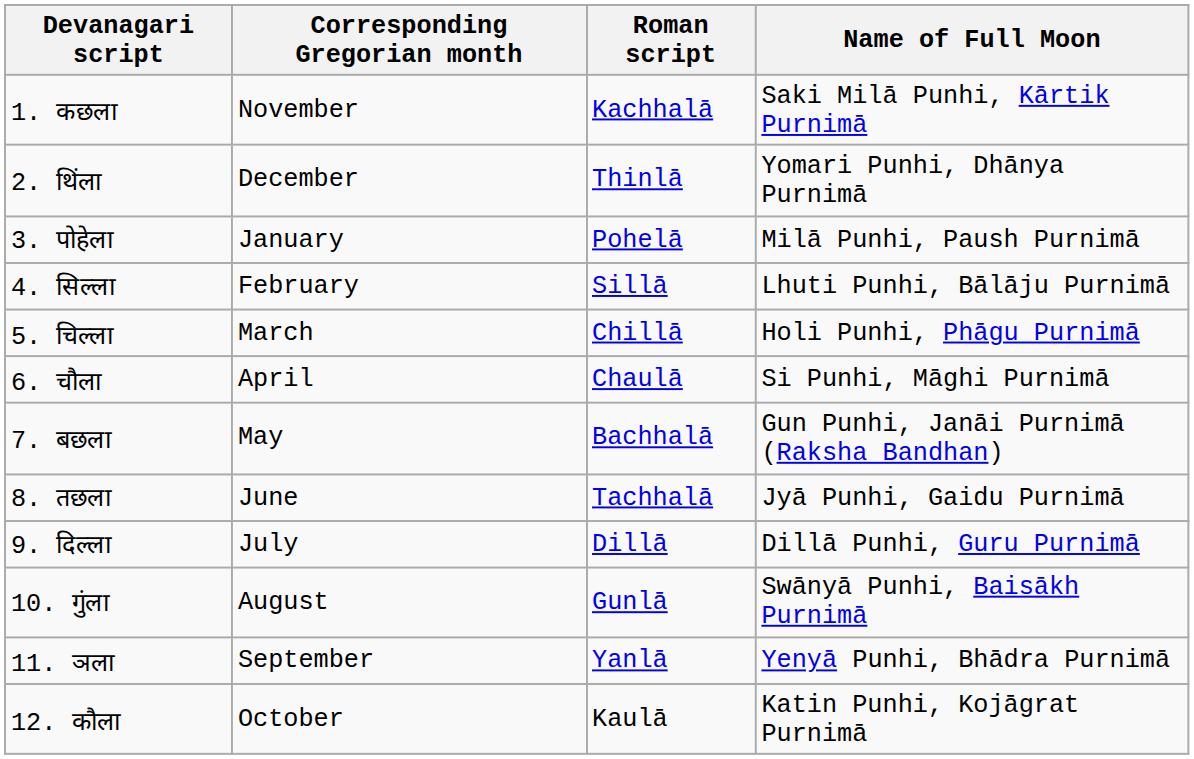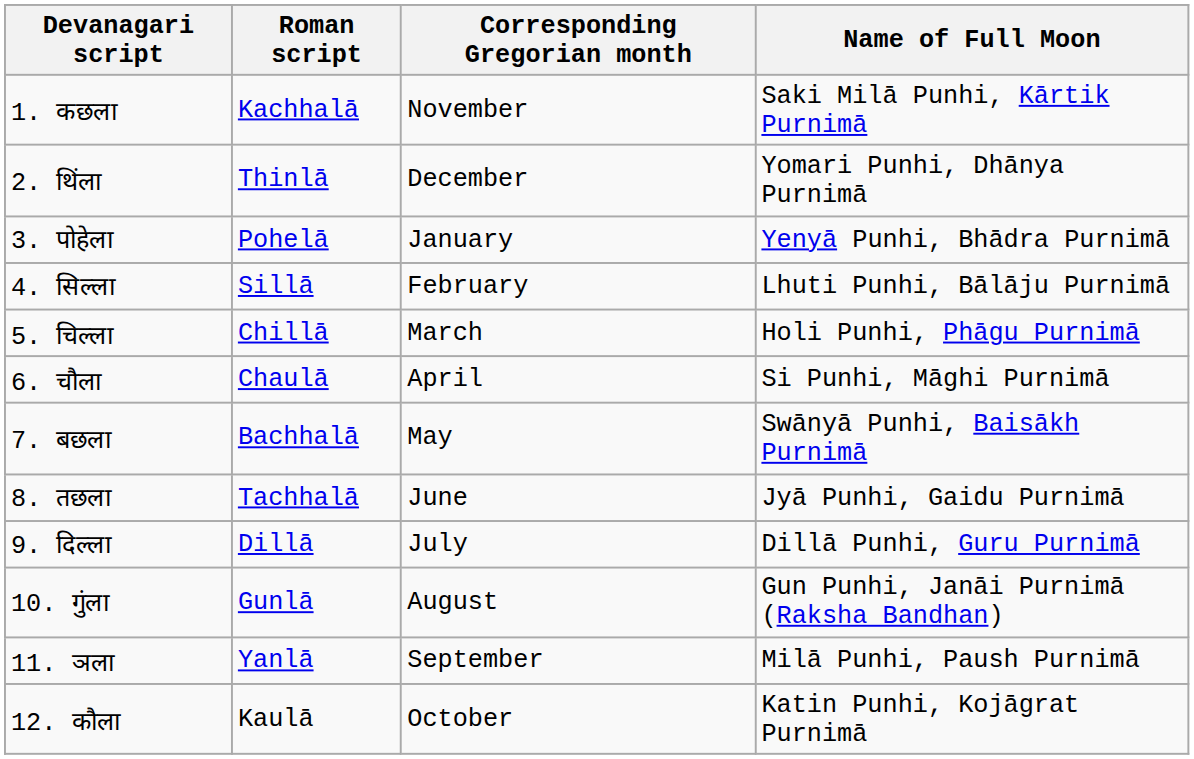columns swapped: (671, 40) <-> (409, 40)
(951, 239) Milā Punhi, Paush Purnimā -> (966, 239) Yenyā Punhi, Bhādra Purnimā
(943, 438) Gun Punhi, Janāi Purnimā (Raksha Bandhan) -> (920, 438) Swānyā Punhi, Baisākh Purnimā
(920, 602) Swānyā Punhi, Baisākh Purnimā -> (943, 602) Gun Punhi, Janāi Purnimā (Raksha Bandhan)
(966, 661) Yenyā Punhi, Bhādra Purnimā -> (951, 661) Milā Punhi, Paush Purnimā
